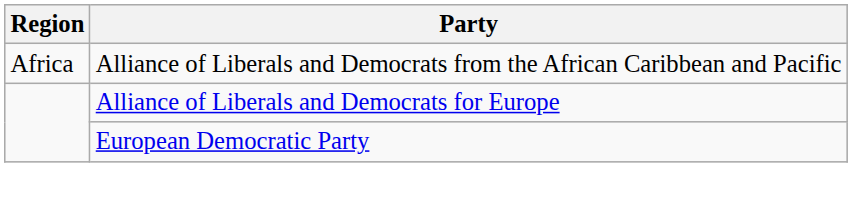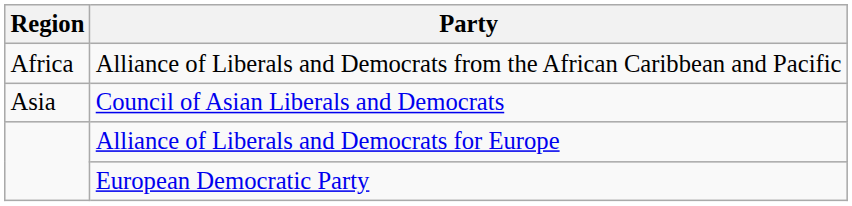+ row: (300, 102)
